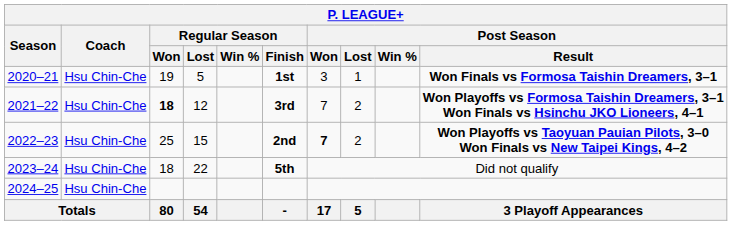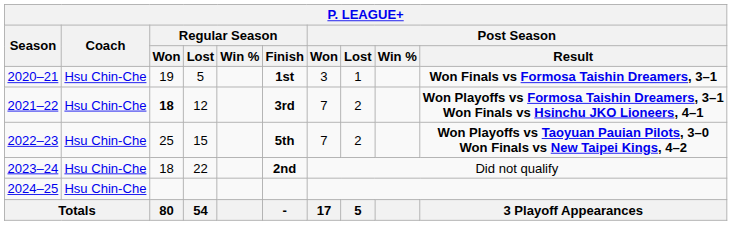(285, 140) 2nd -> (285, 140) 5th
(324, 140) bold -> (324, 140) normal
(285, 168) 5th -> (285, 168) 2nd
